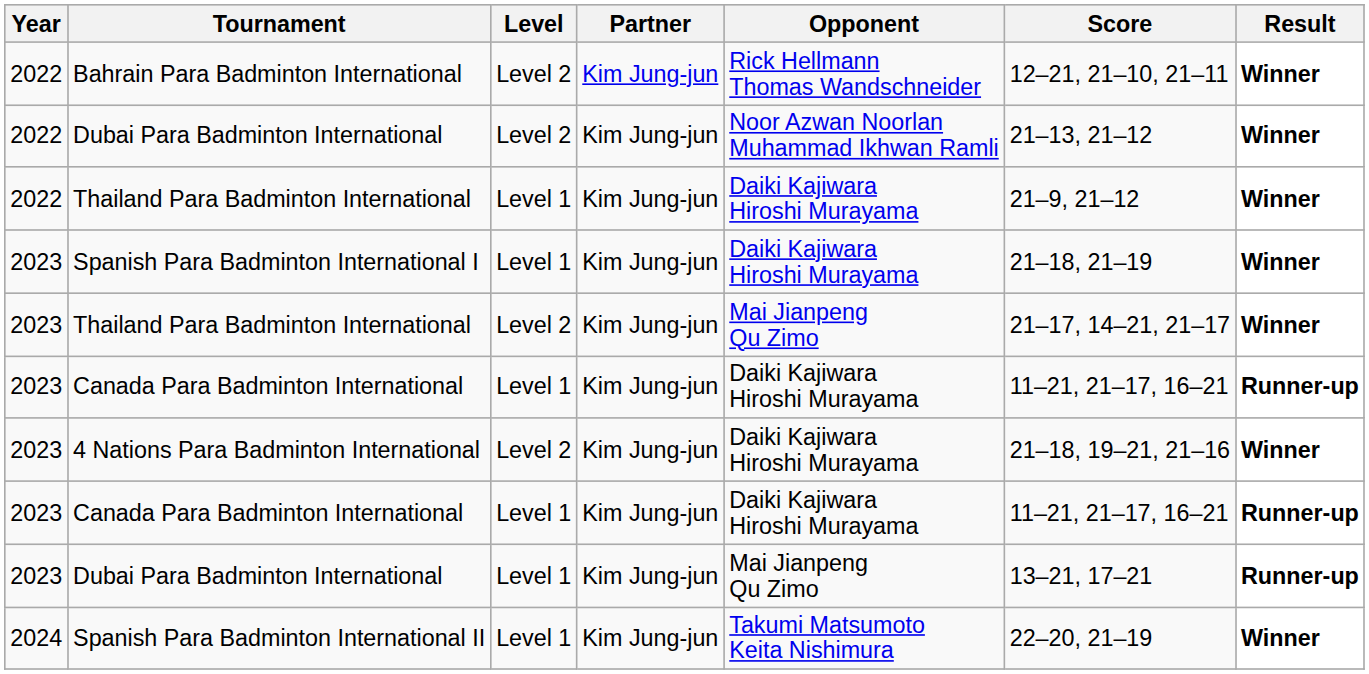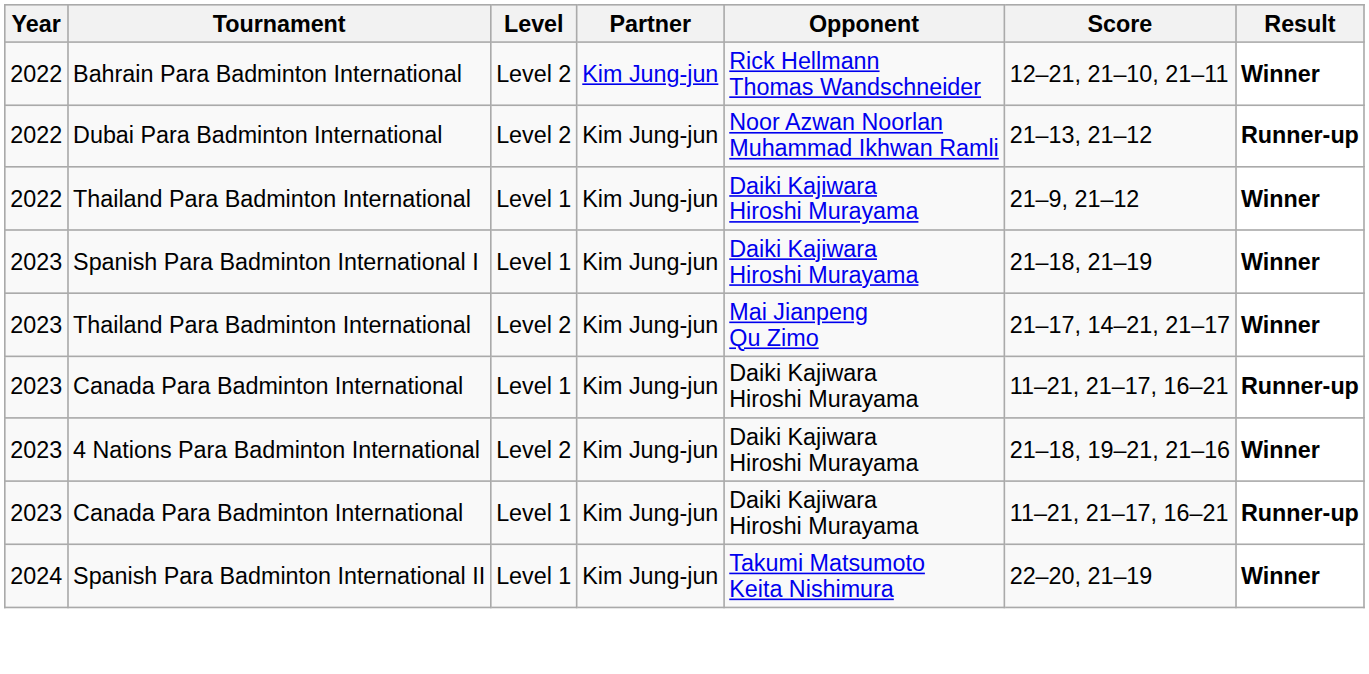(1280, 136) Winner -> (1300, 136) Runner-up
- row: (36, 576)
